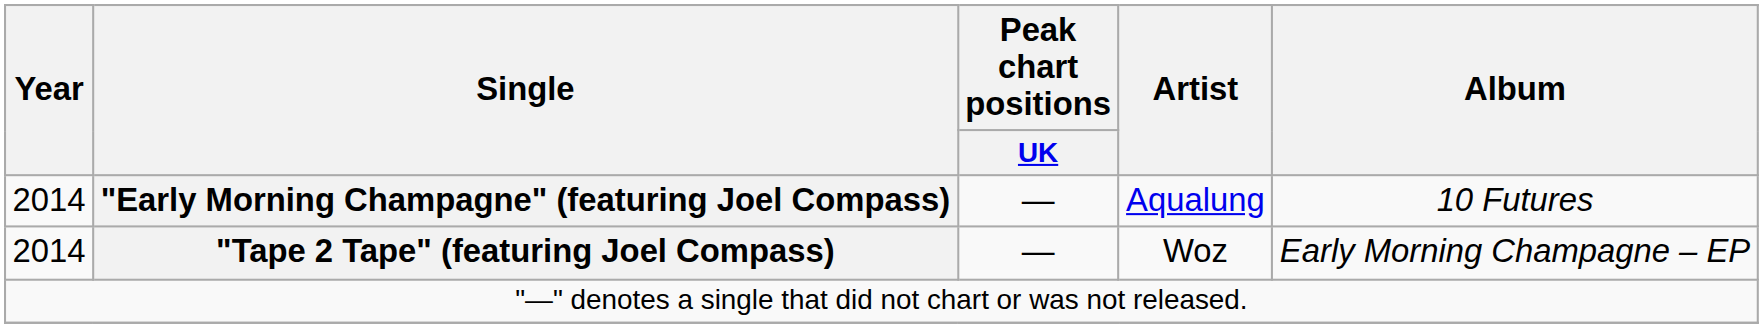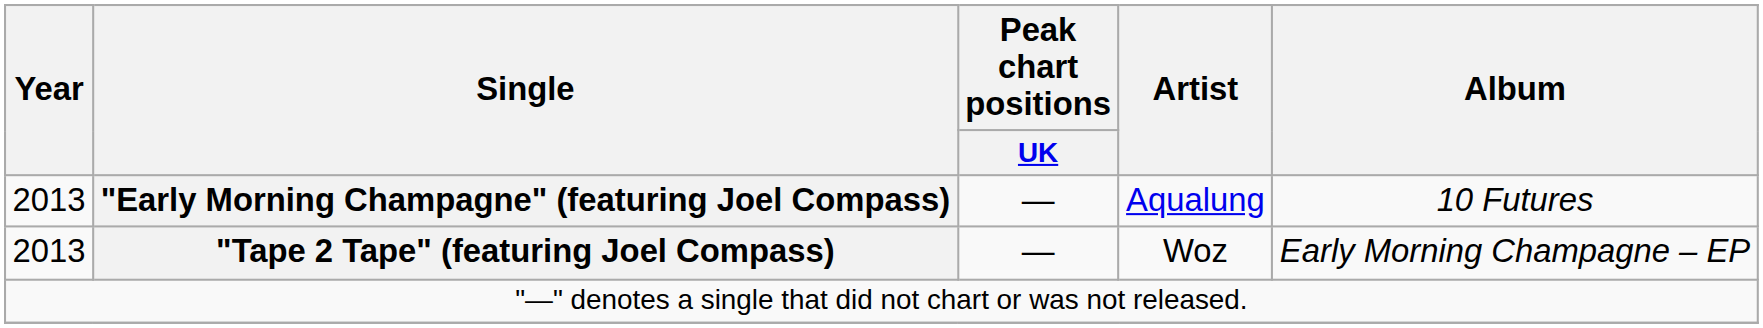(49, 200) 2014 -> (49, 200) 2013
(49, 252) 2014 -> (49, 252) 2013
